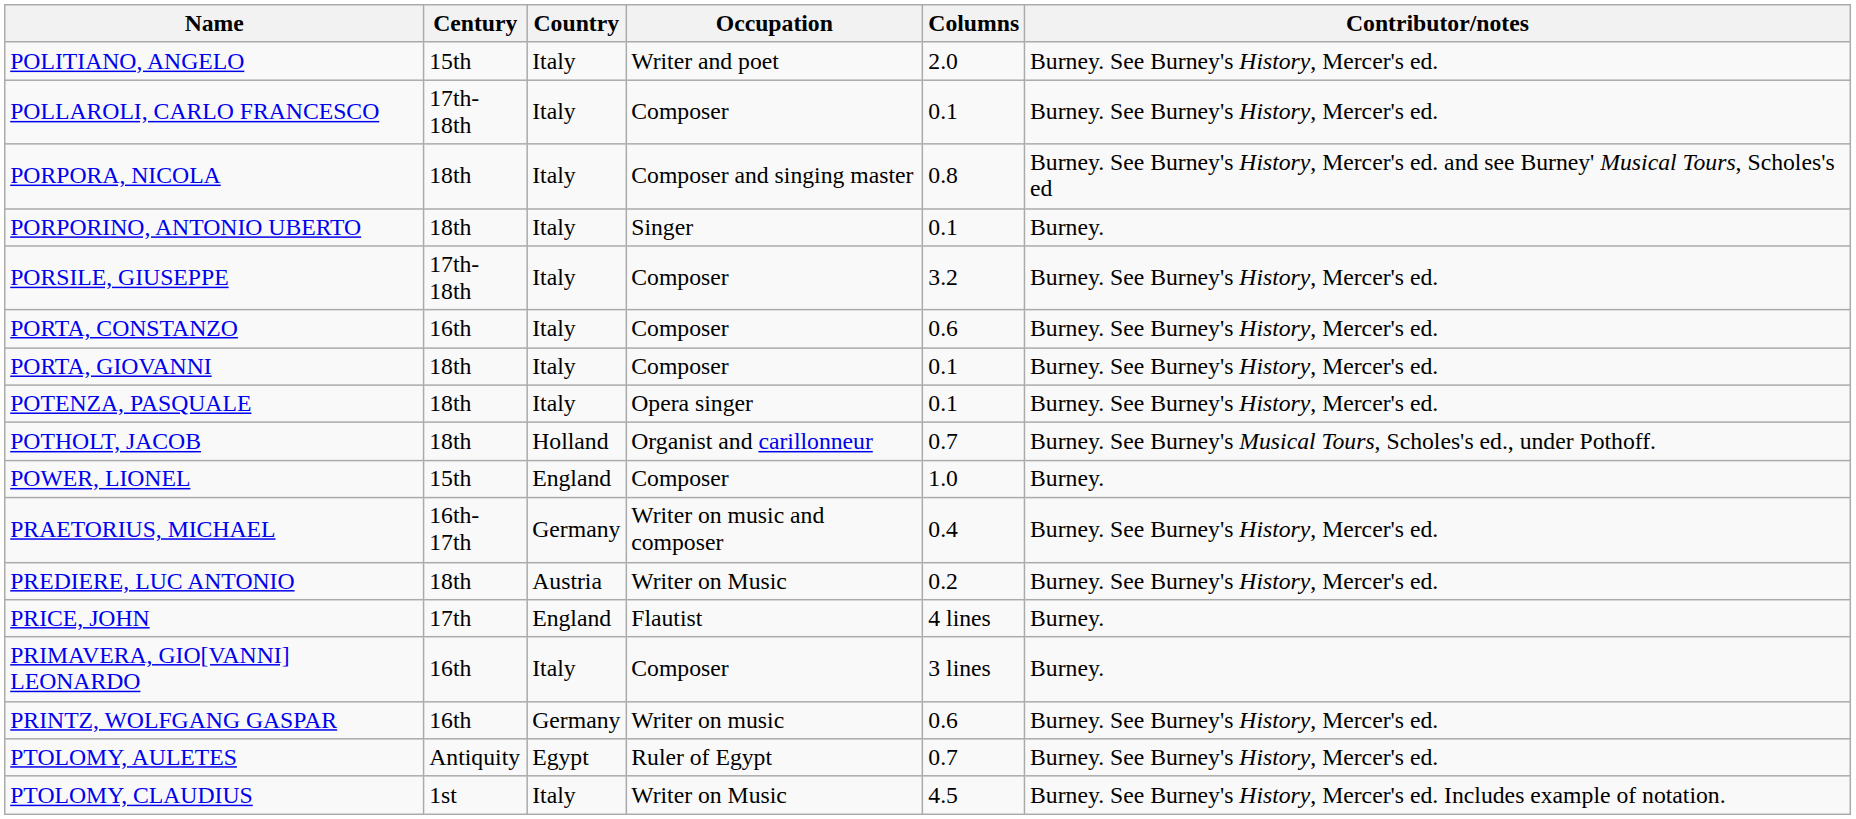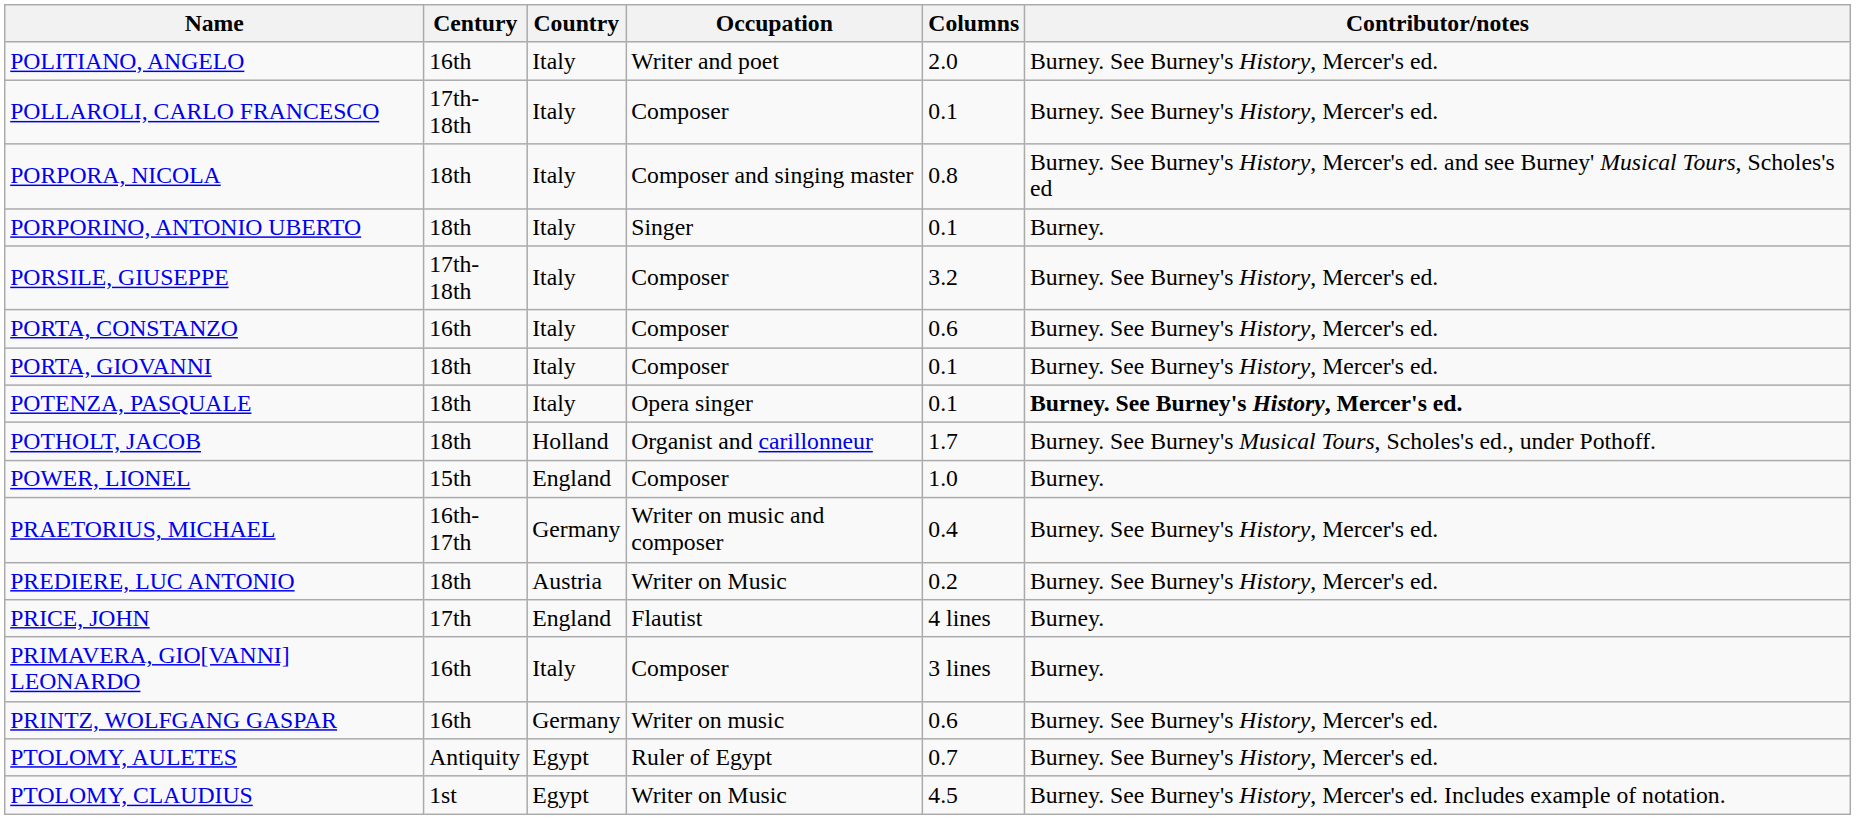(450, 60) 15th -> (450, 60) 16th
(1234, 403) normal -> (1246, 403) bold
(943, 441) 0.7 -> (943, 441) 1.7
(554, 794) Italy -> (561, 794) Egypt
